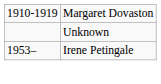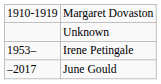+ row: (90, 69)
